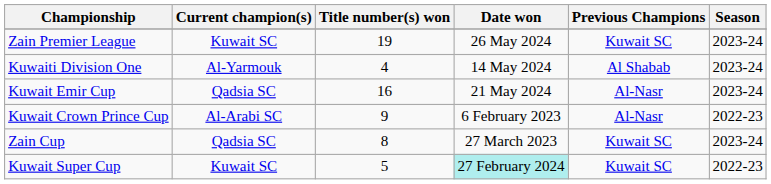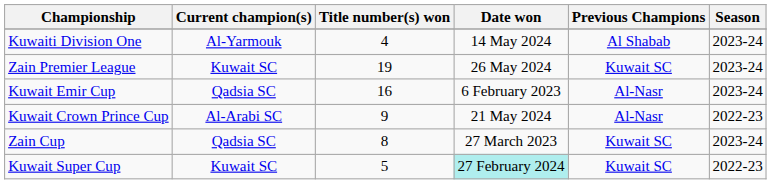rows swapped: (72, 41) <-> (75, 66)
(511, 91) 21 May 2024 -> (511, 91) 6 February 2023
(511, 116) 6 February 2023 -> (511, 116) 21 May 2024
